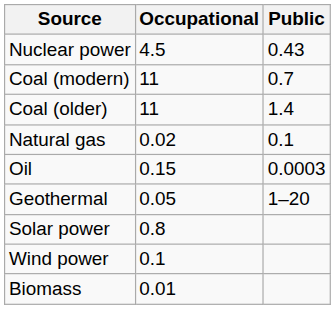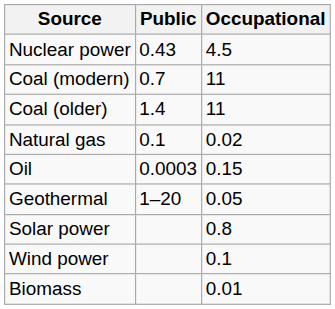columns swapped: (297, 19) <-> (199, 19)
